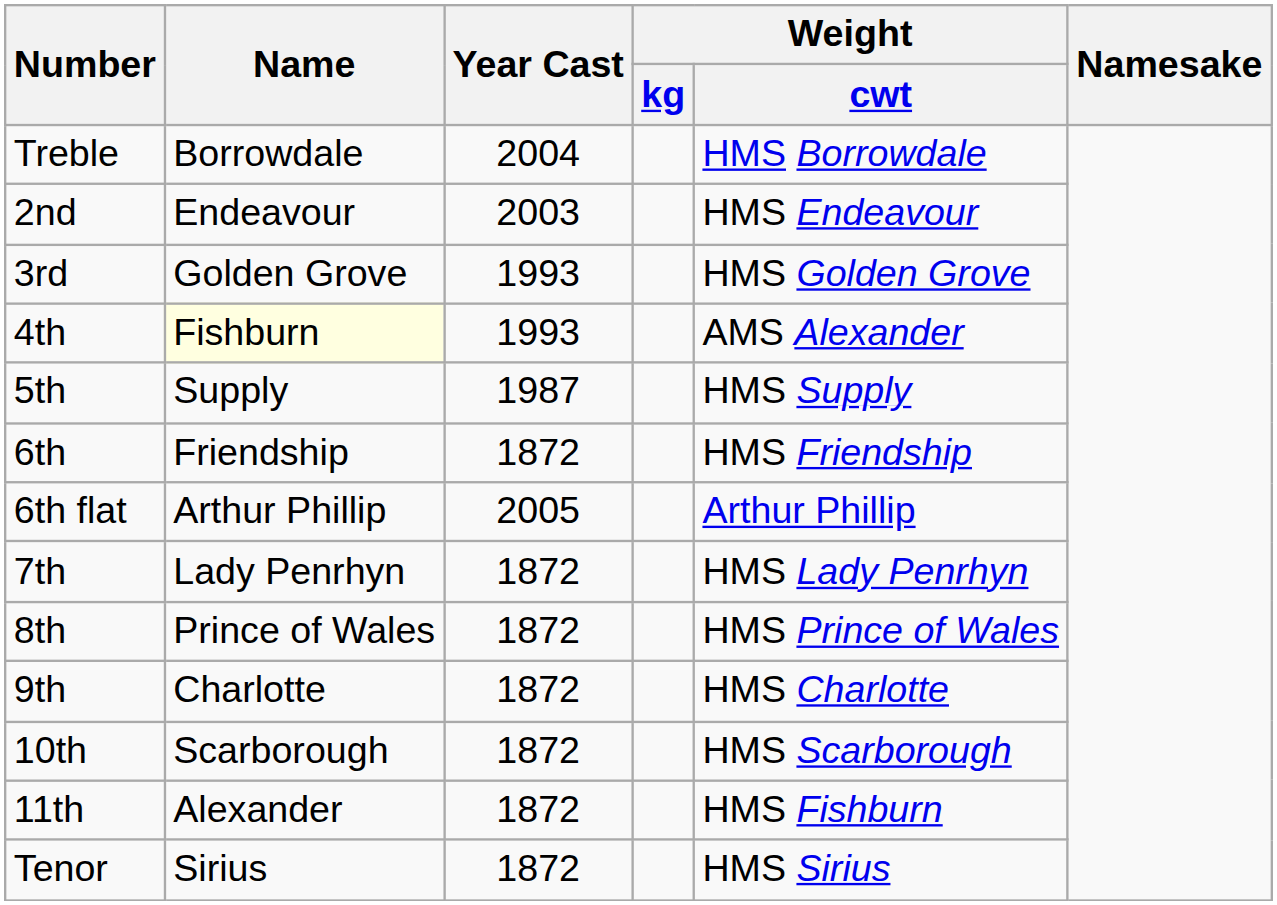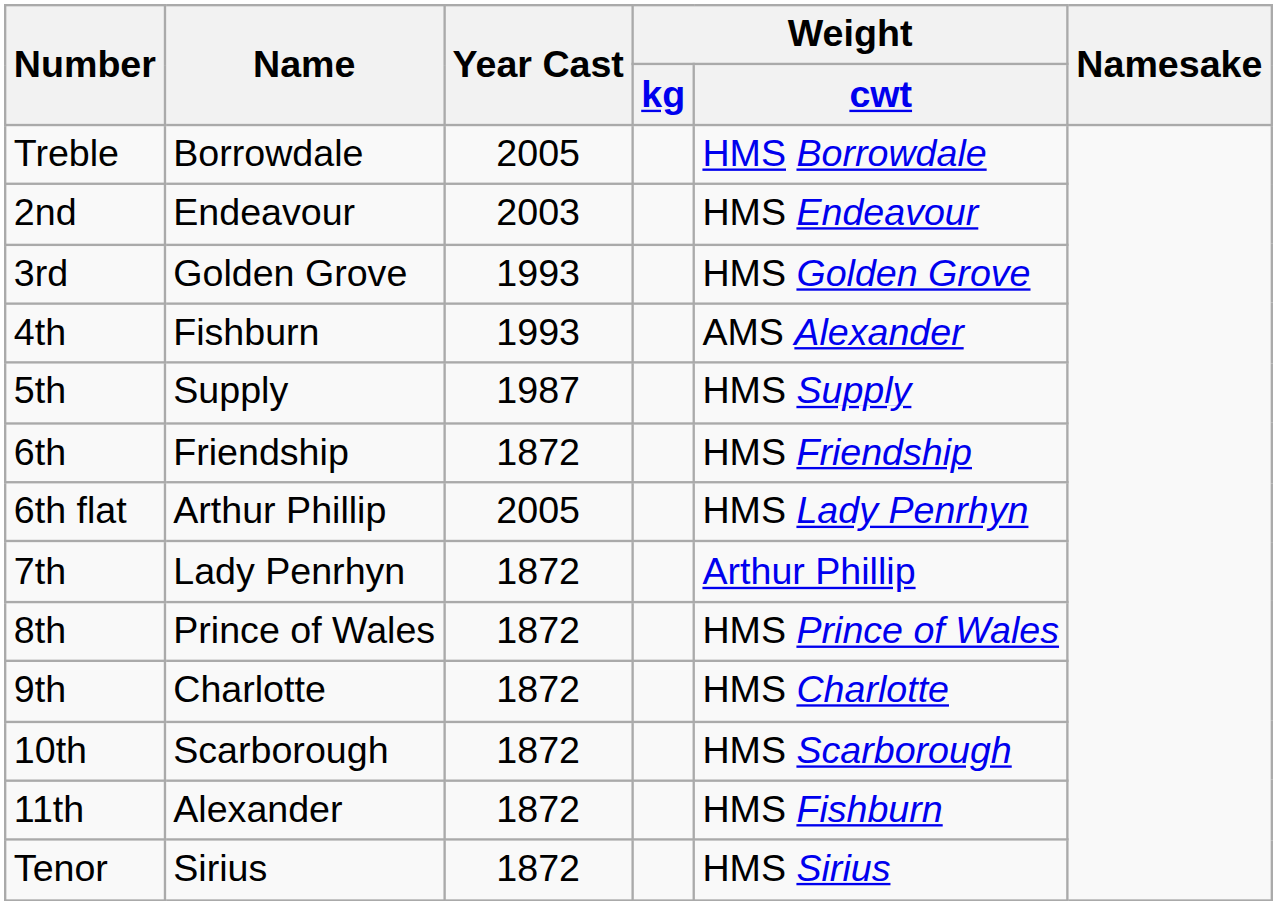(538, 153) 2004 -> (538, 153) 2005
(246, 332) lightyellow background -> (246, 332) no background
(809, 511) Arthur Phillip -> (865, 511) HMS Lady Penrhyn
(865, 570) HMS Lady Penrhyn -> (809, 570) Arthur Phillip
